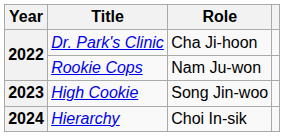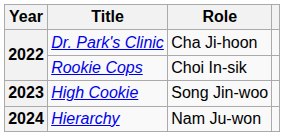(216, 67) Nam Ju-won -> (209, 67) Choi In-sik
(209, 118) Choi In-sik -> (216, 118) Nam Ju-won
